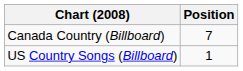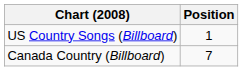rows swapped: (92, 55) <-> (86, 35)
